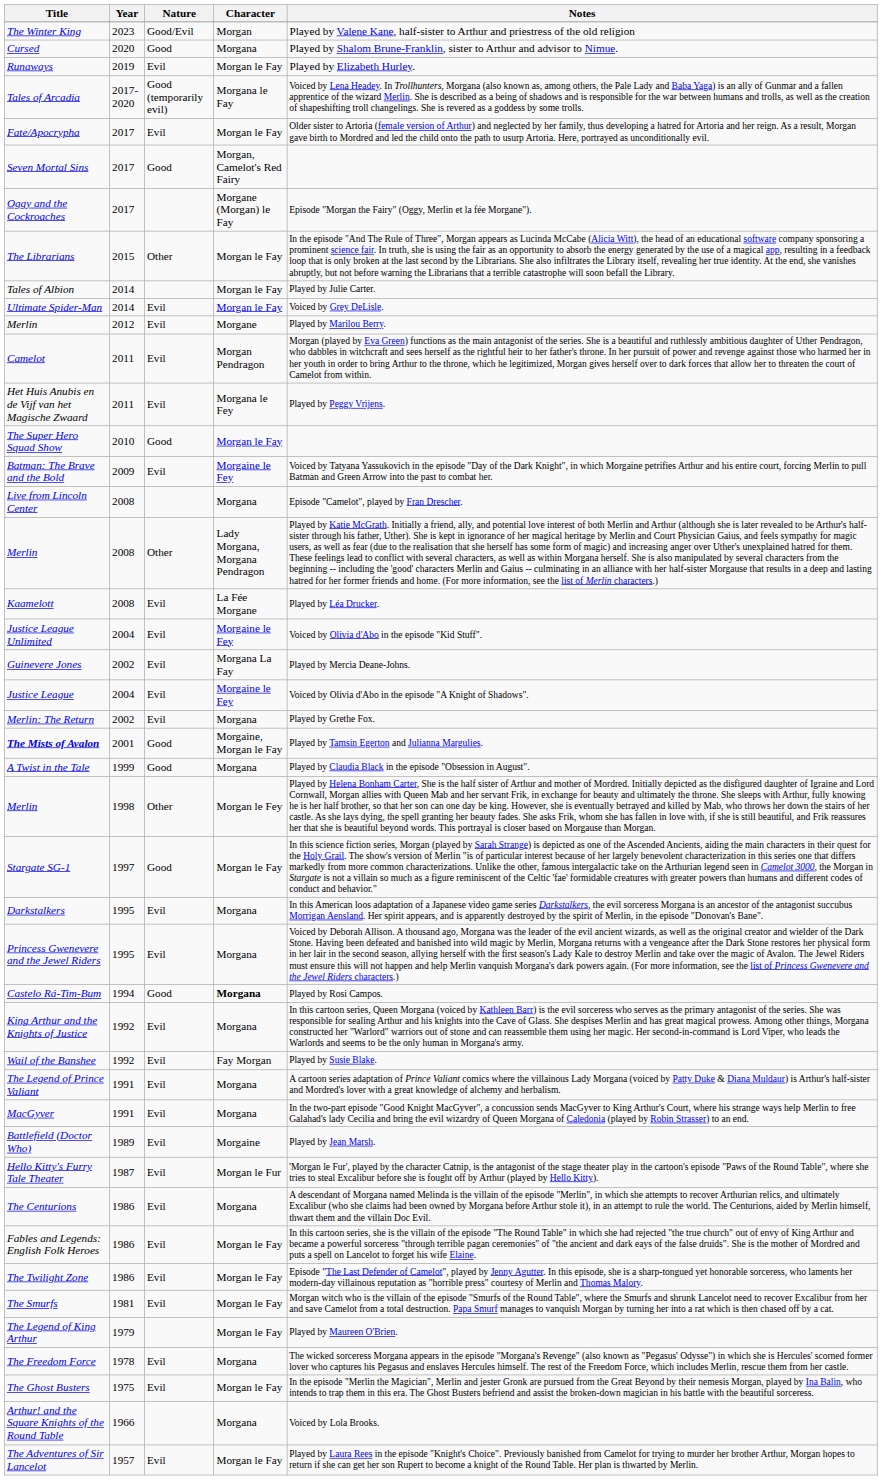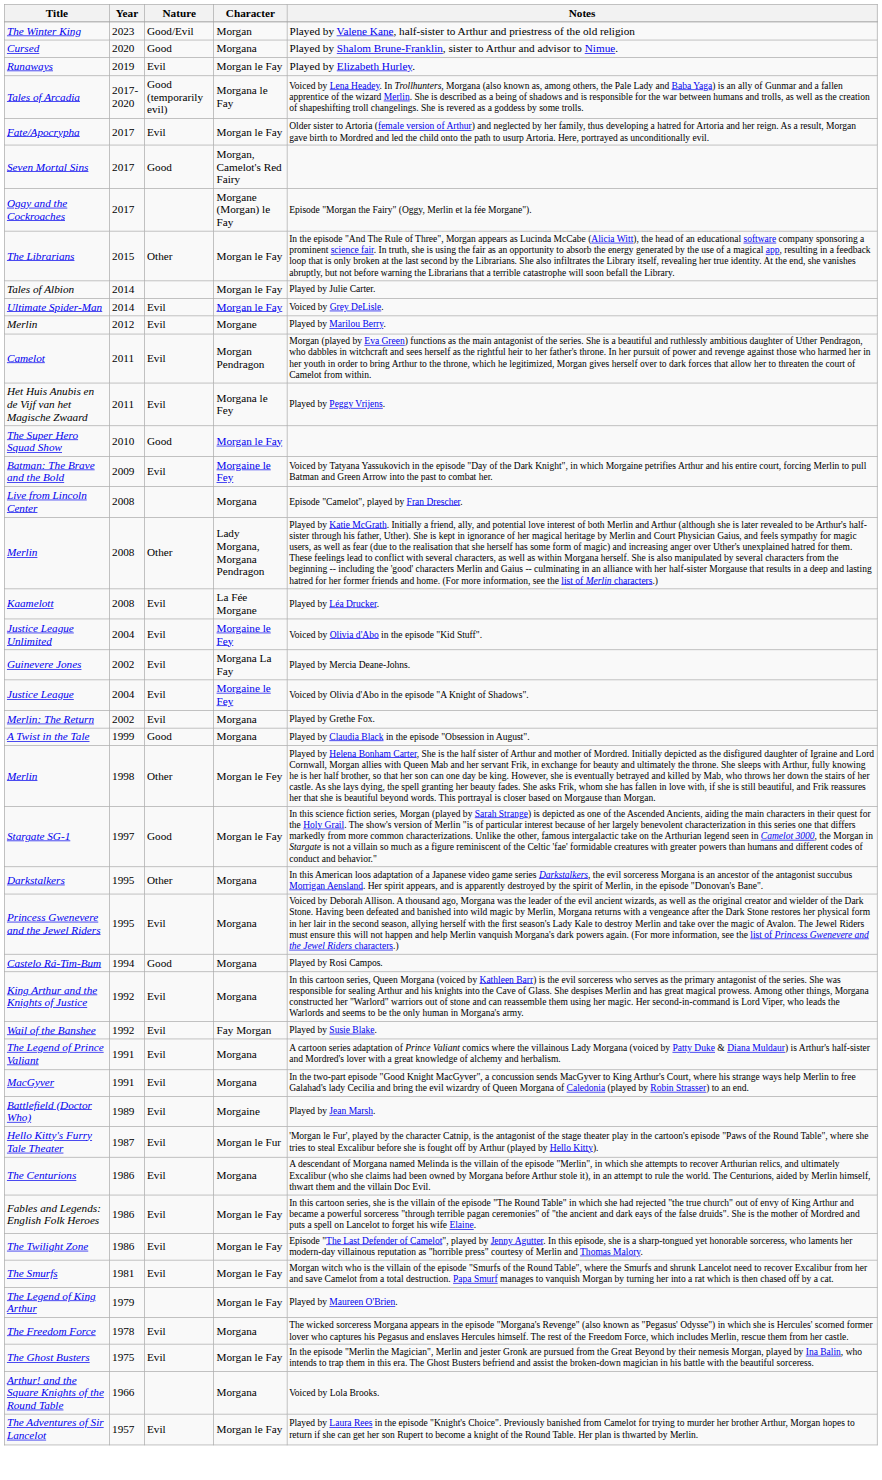- row: (53, 743)
(156, 910) Evil -> (160, 880) Other
(239, 993) bold -> (237, 963) normal
